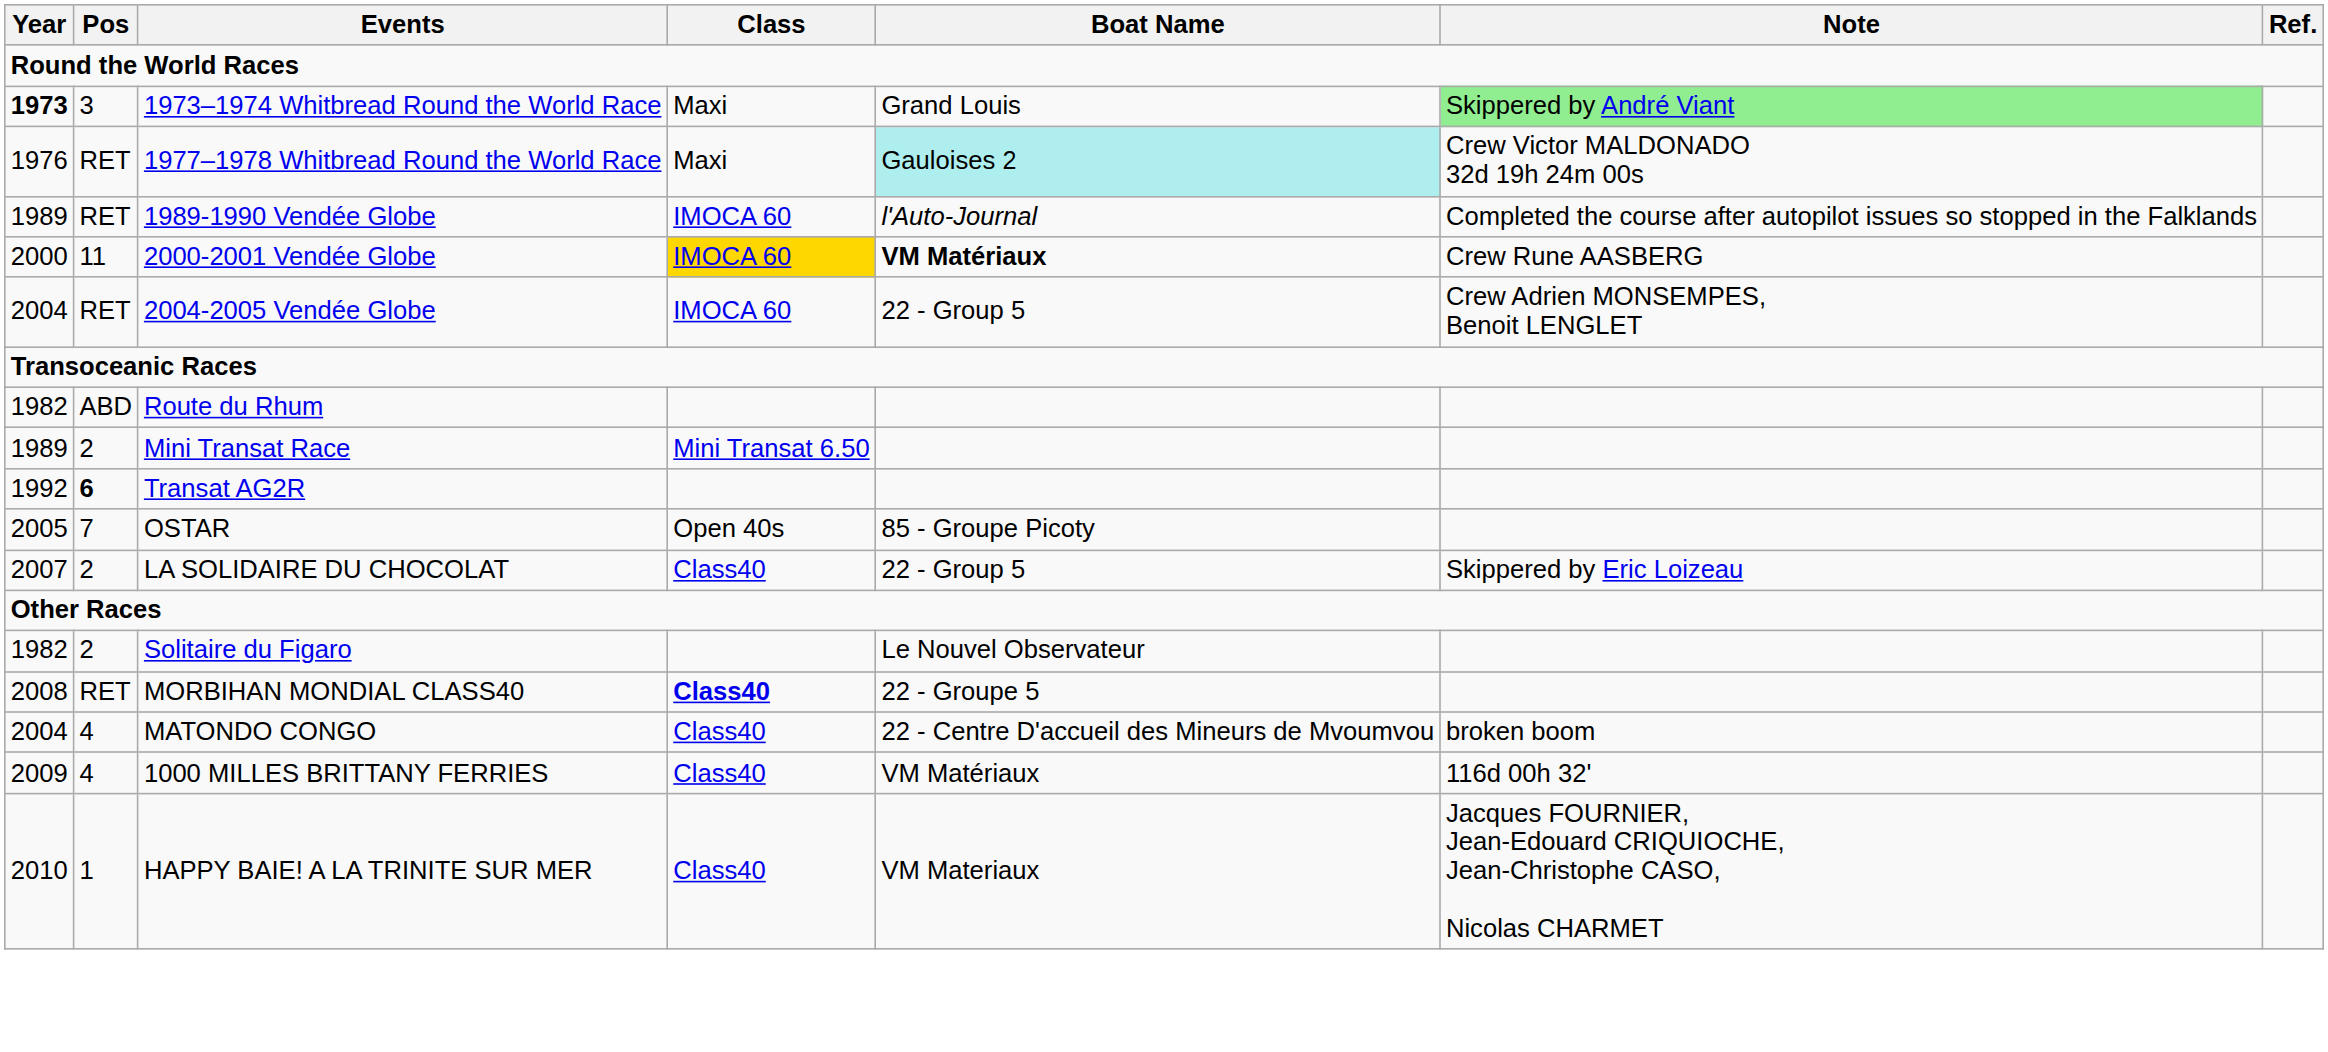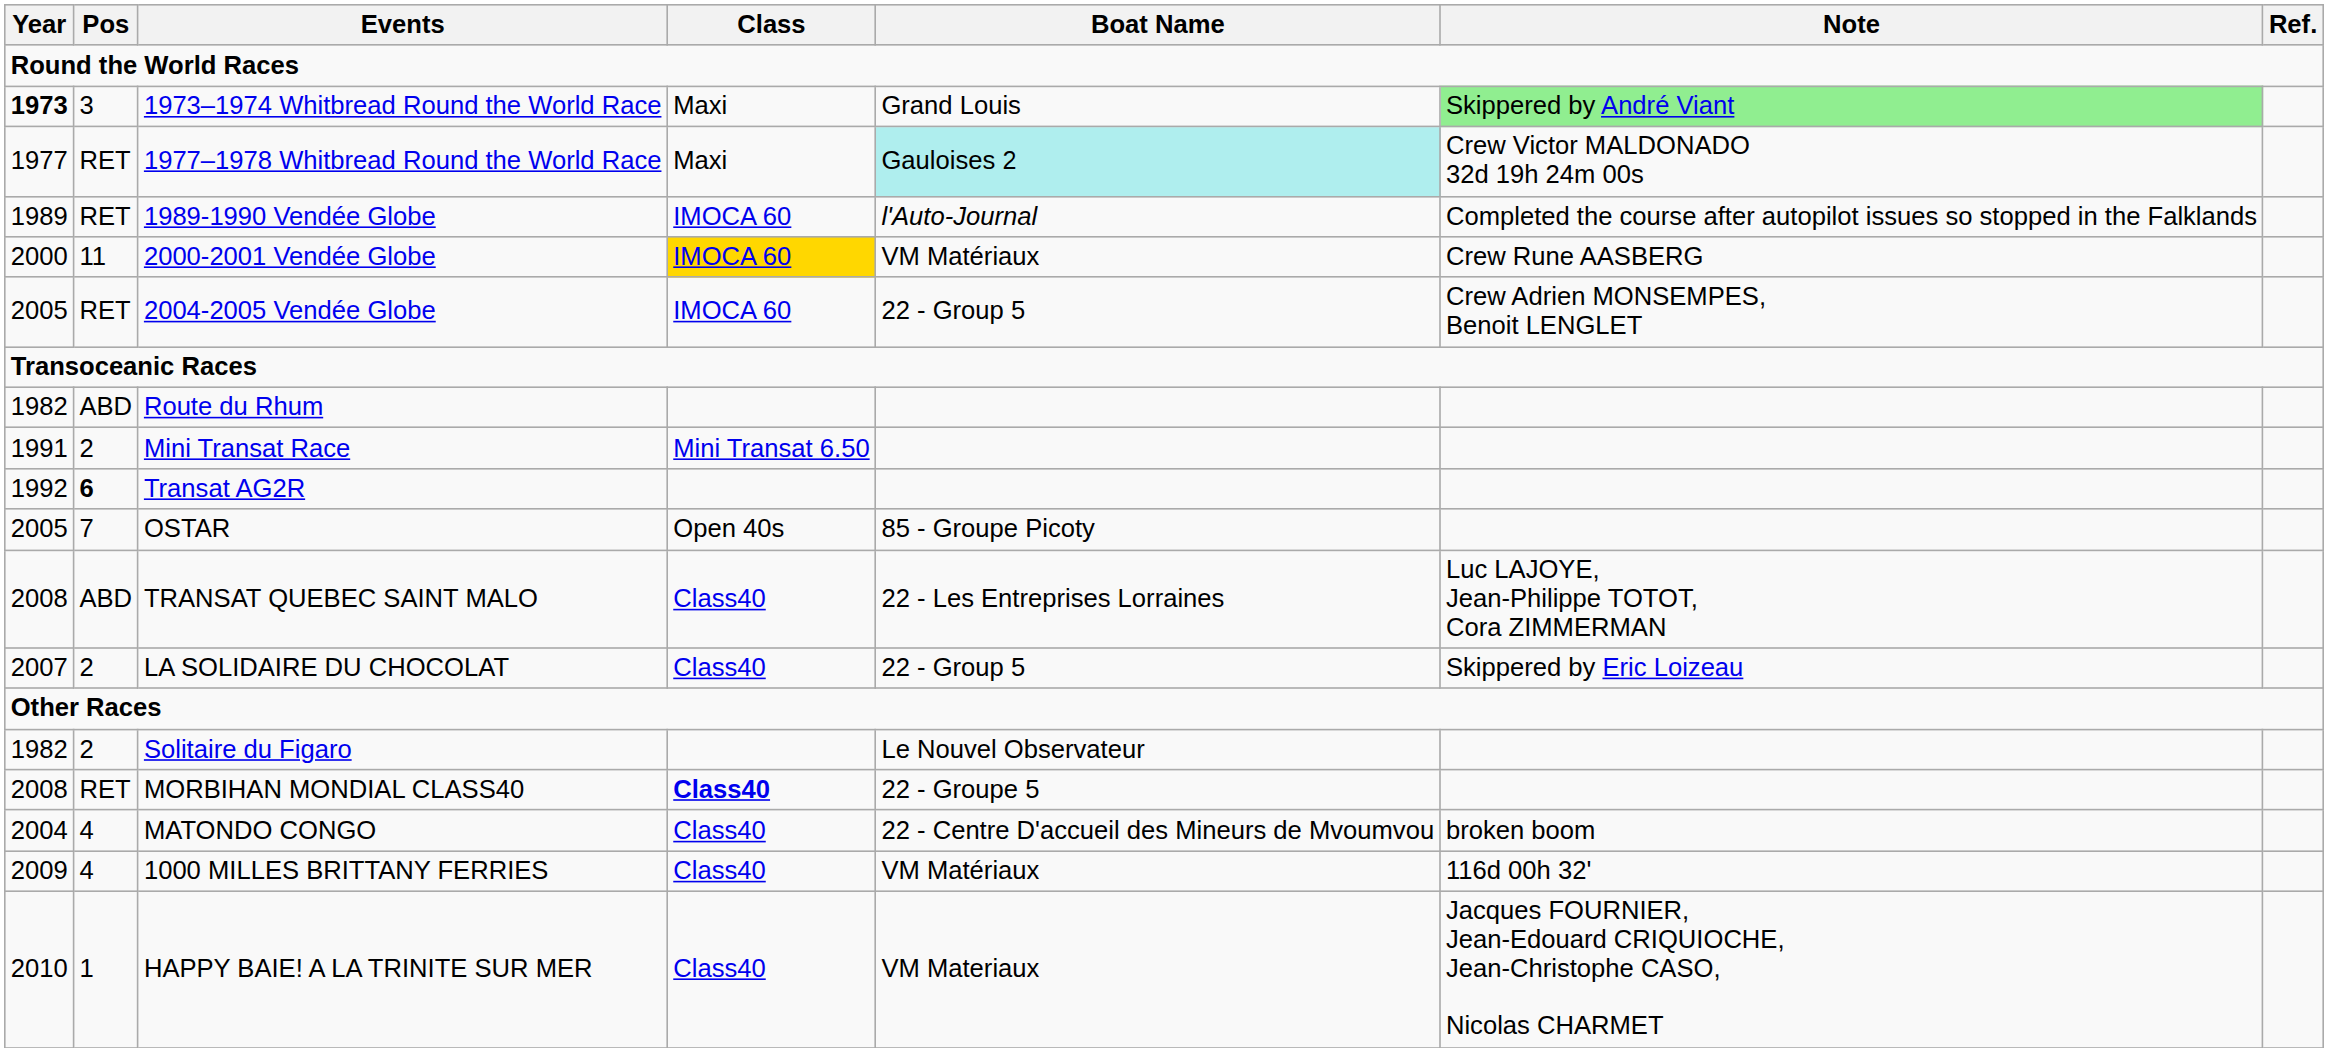(39, 161) 1976 -> (39, 161) 1977
(964, 256) bold -> (960, 256) normal
(39, 311) 2004 -> (39, 311) 2005
(39, 447) 1989 -> (39, 447) 1991
+ row: (341, 598)
